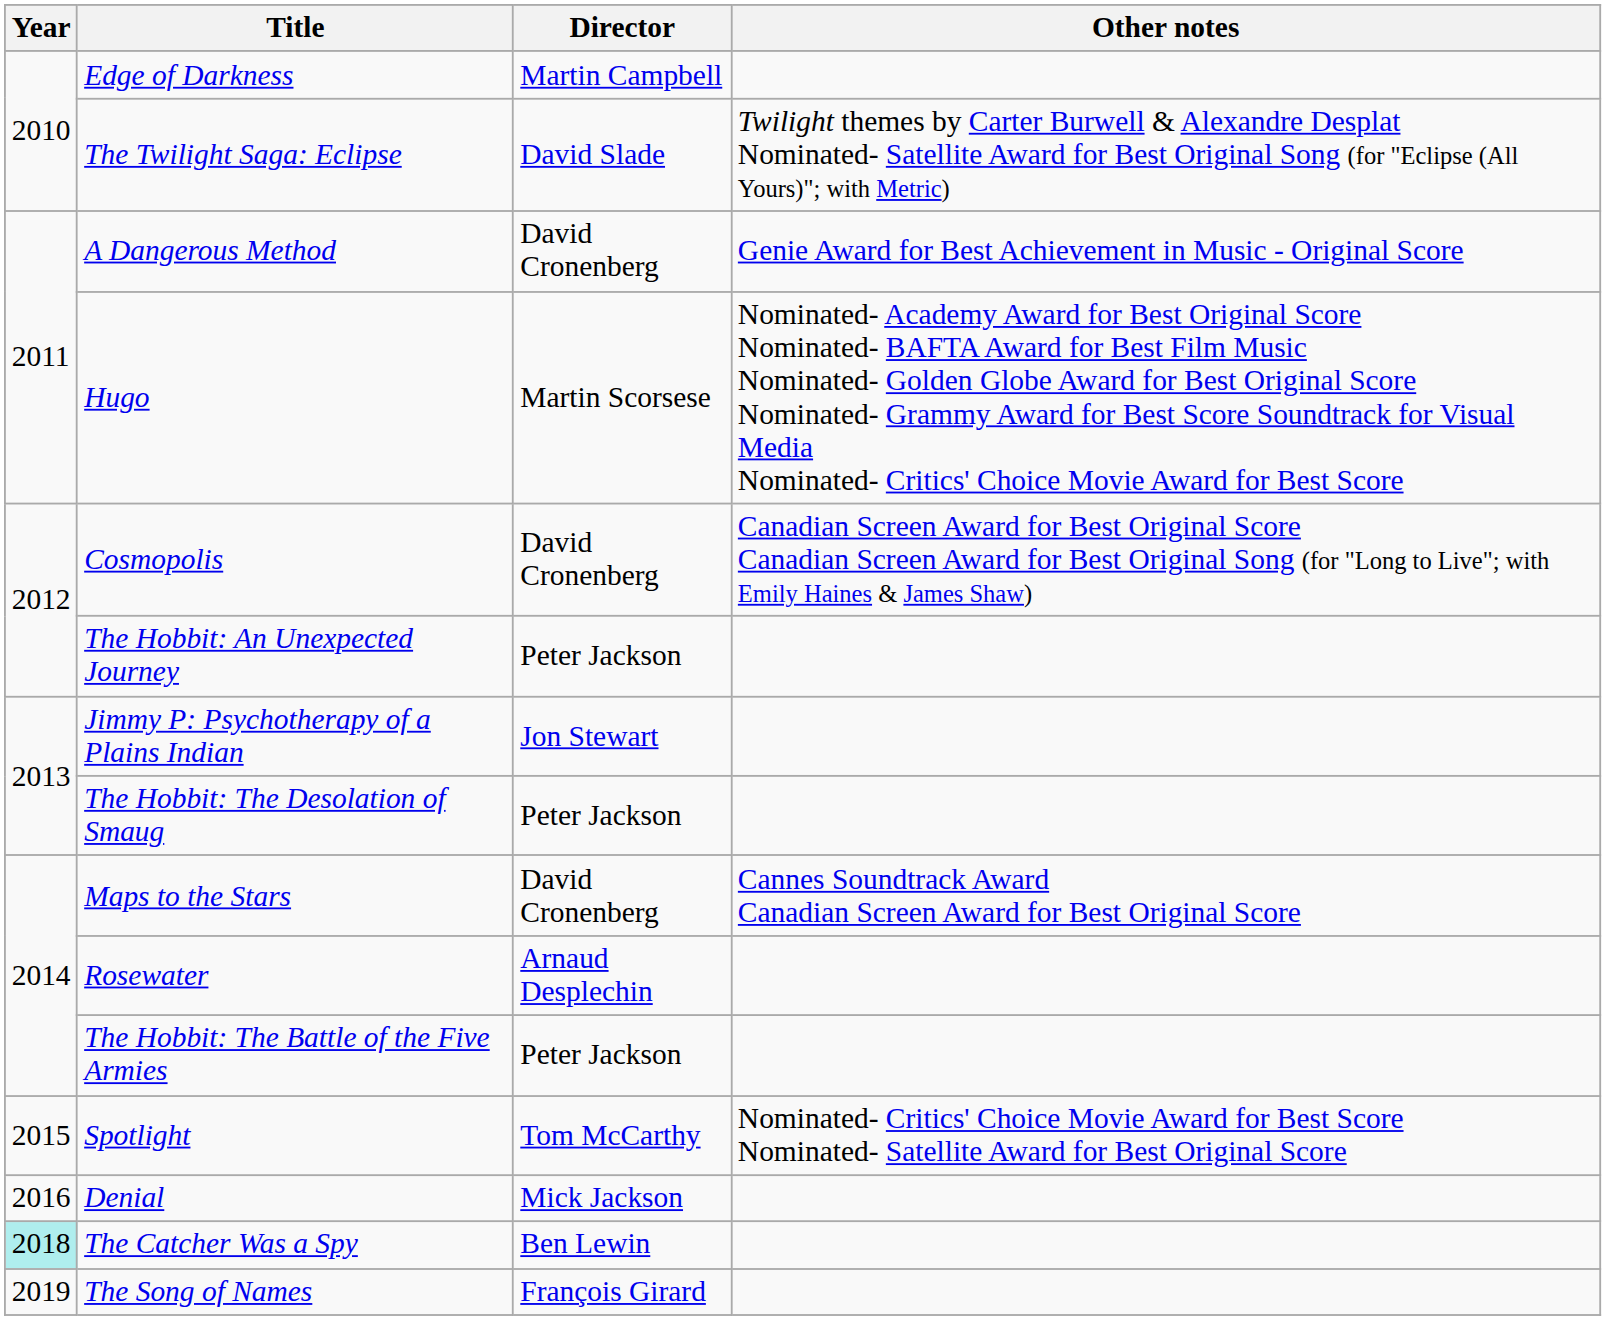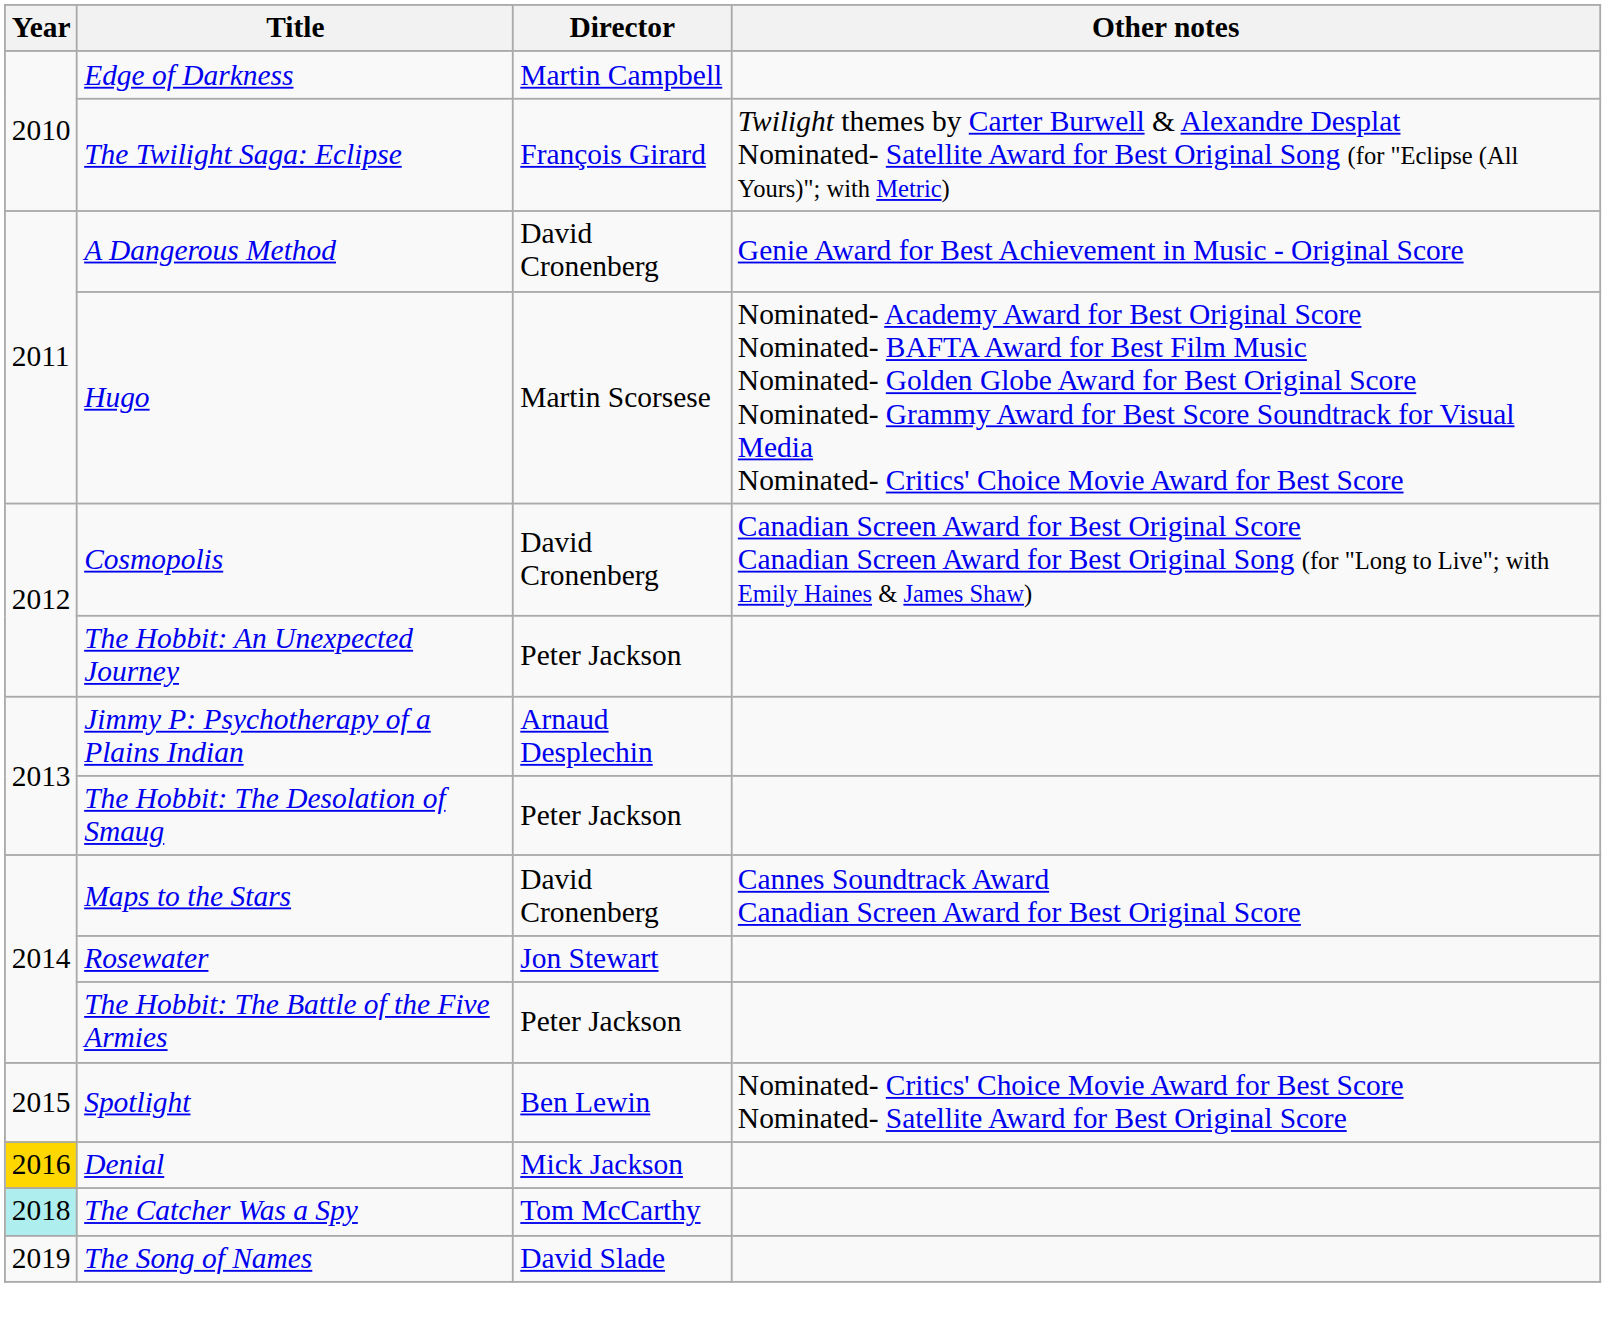(593, 154) David Slade -> (613, 154) François Girard
(589, 735) Jon Stewart -> (587, 735) Arnaud Desplechin
(587, 974) Arnaud Desplechin -> (589, 958) Jon Stewart
(610, 1134) Tom McCarthy -> (585, 1101) Ben Lewin
(41, 1197) no background -> (41, 1164) gold background
(585, 1244) Ben Lewin -> (610, 1211) Tom McCarthy
(613, 1291) François Girard -> (593, 1258) David Slade
